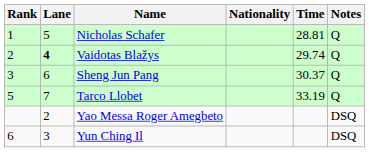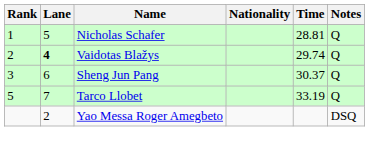- row: (110, 136)
